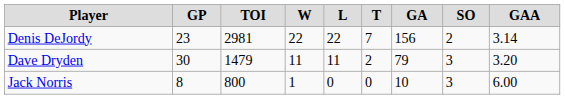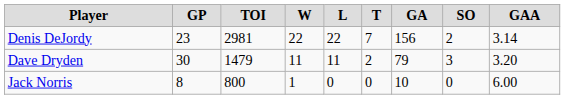(449, 82) 3 -> (449, 82) 0
